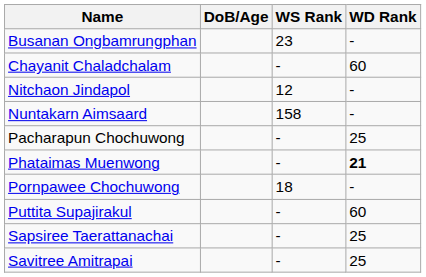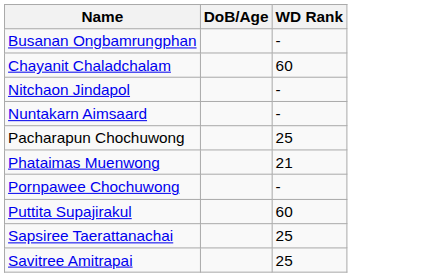- column: (309, 17)
(358, 163) bold -> (284, 163) normal
